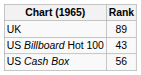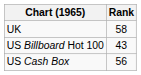(121, 29) 89 -> (121, 29) 58
